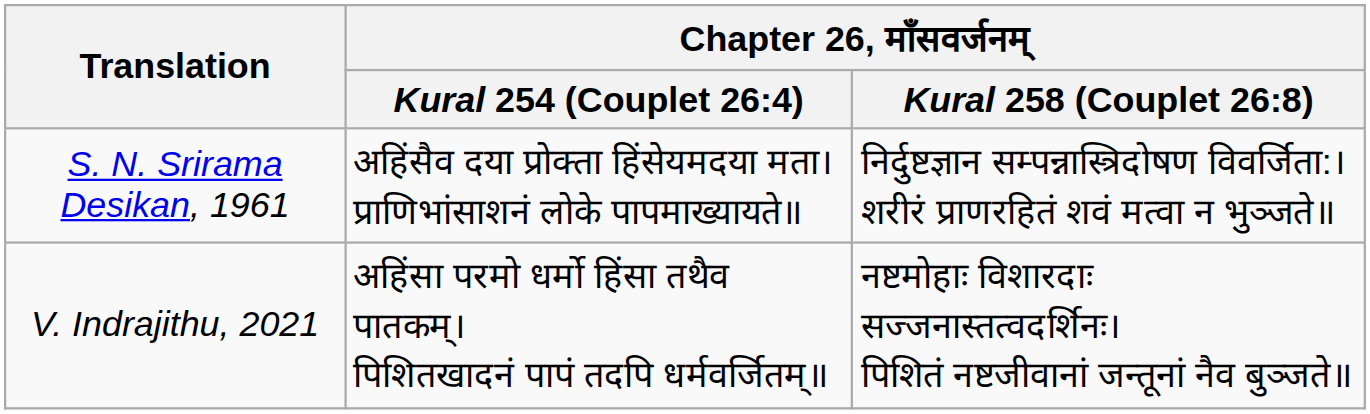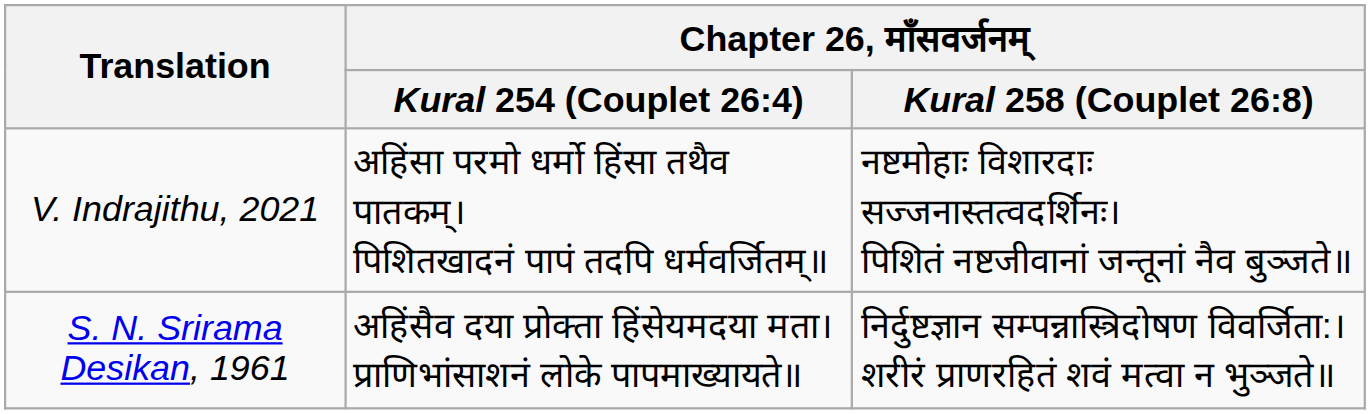rows swapped: (175, 184) <-> (175, 324)
